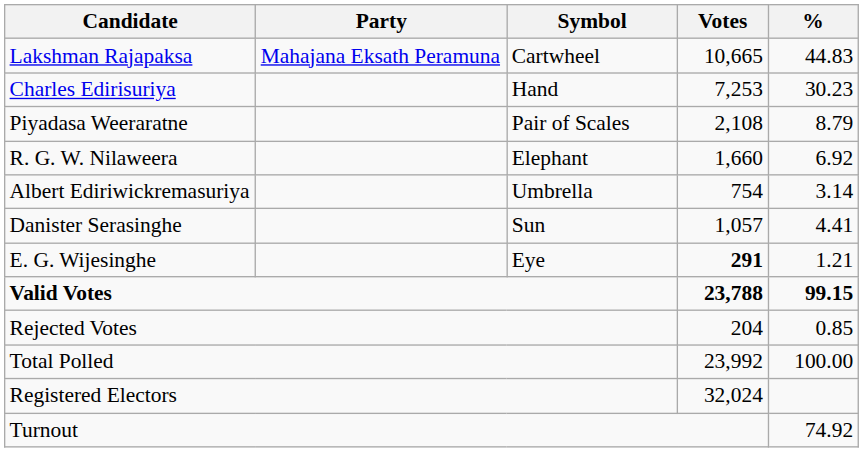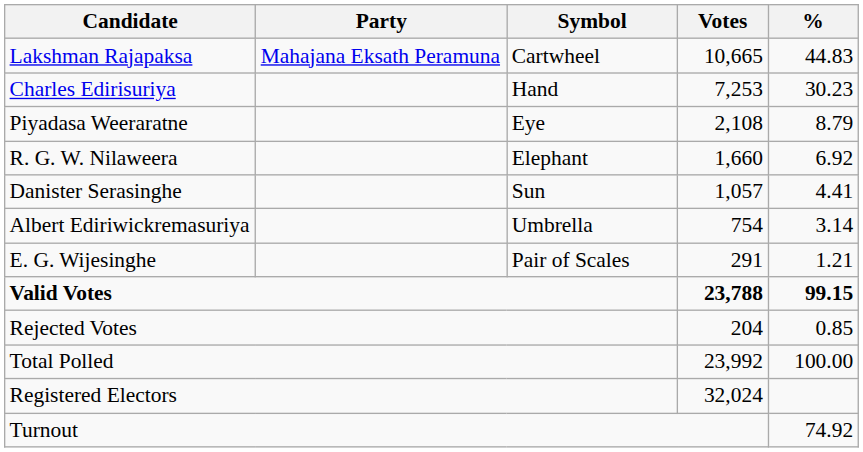(571, 123) Pair of Scales -> (528, 123) Eye
rows swapped: (96, 225) <-> (130, 191)
(528, 259) Eye -> (571, 259) Pair of Scales
(747, 259) bold -> (747, 259) normal
